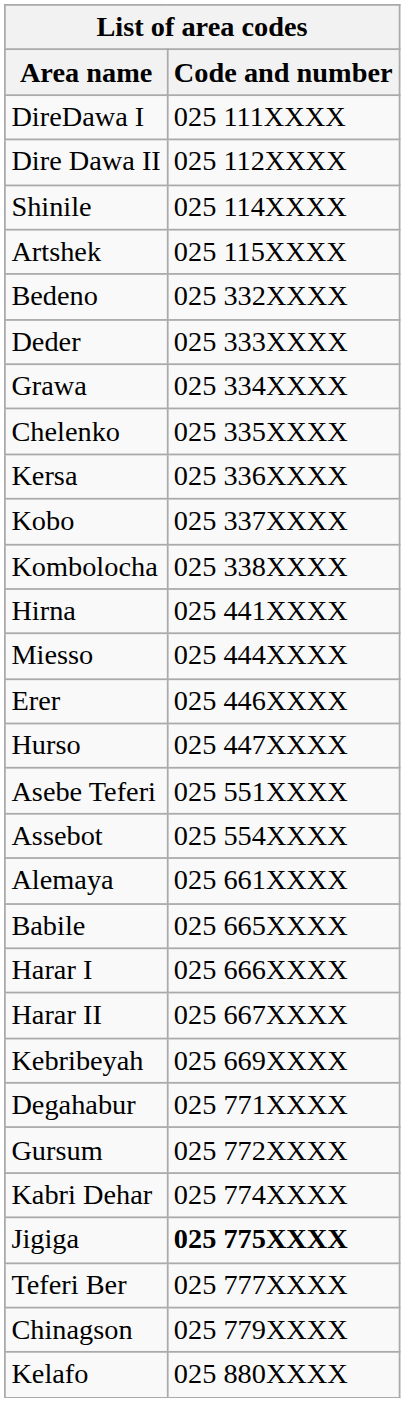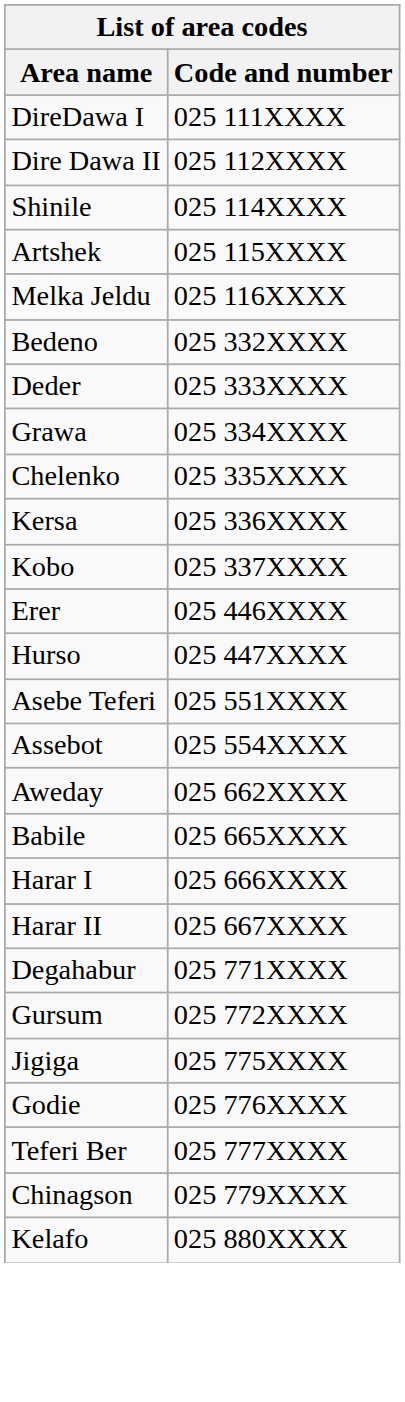+ row: (81, 296)
- row: (85, 565)
- row: (44, 610)
- row: (52, 655)
- row: (63, 880)
+ row: (57, 790)
- row: (77, 1059)
- row: (82, 1194)
(261, 1239) bold -> (261, 1059) normal
+ row: (46, 1104)
